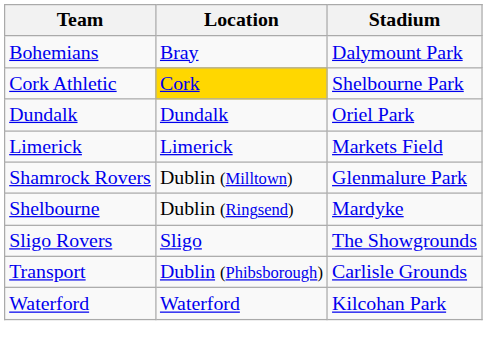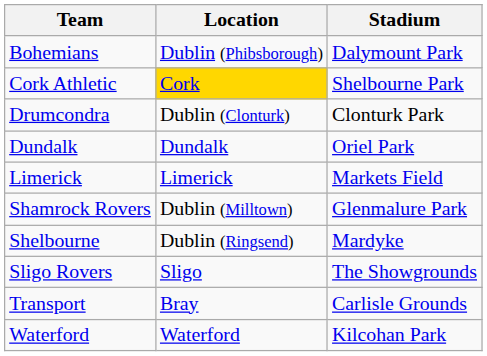(179, 51) Bray -> (241, 51) Dublin (Phibsborough)
+ row: (59, 114)
(241, 271) Dublin (Phibsborough) -> (179, 303) Bray
